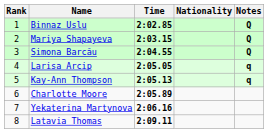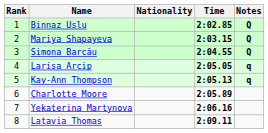columns swapped: (204, 11) <-> (154, 11)
